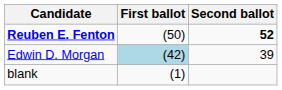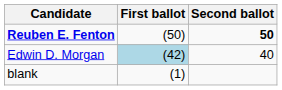(267, 34) 52 -> (267, 34) 50
(267, 54) 39 -> (267, 54) 40
